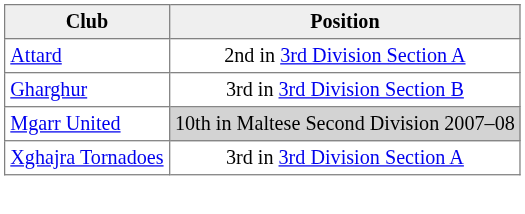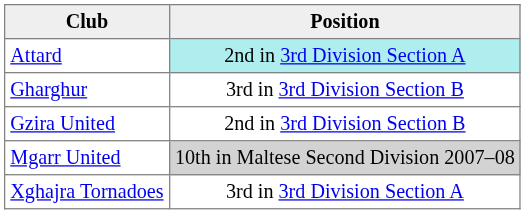(345, 55) no background -> (345, 55) paleturquoise background
+ row: (63, 123)
